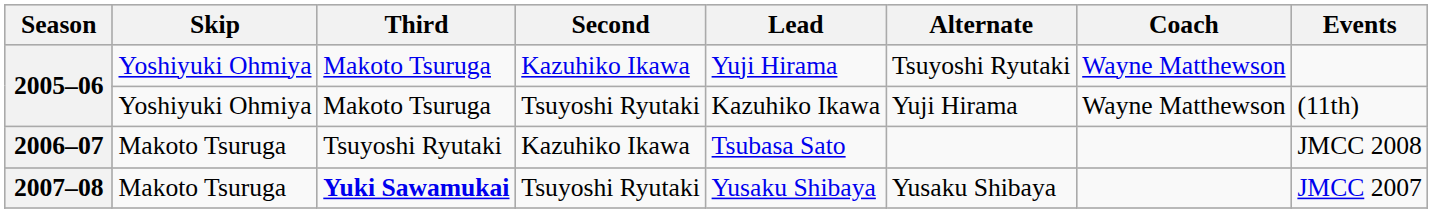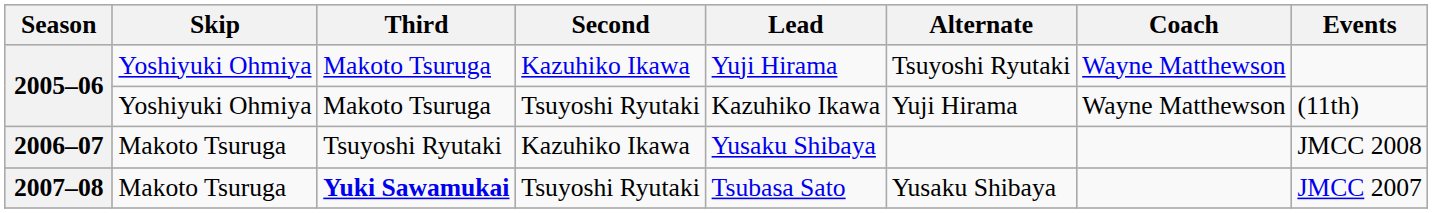(779, 146) Tsubasa Sato -> (794, 146) Yusaku Shibaya
(794, 187) Yusaku Shibaya -> (779, 187) Tsubasa Sato
